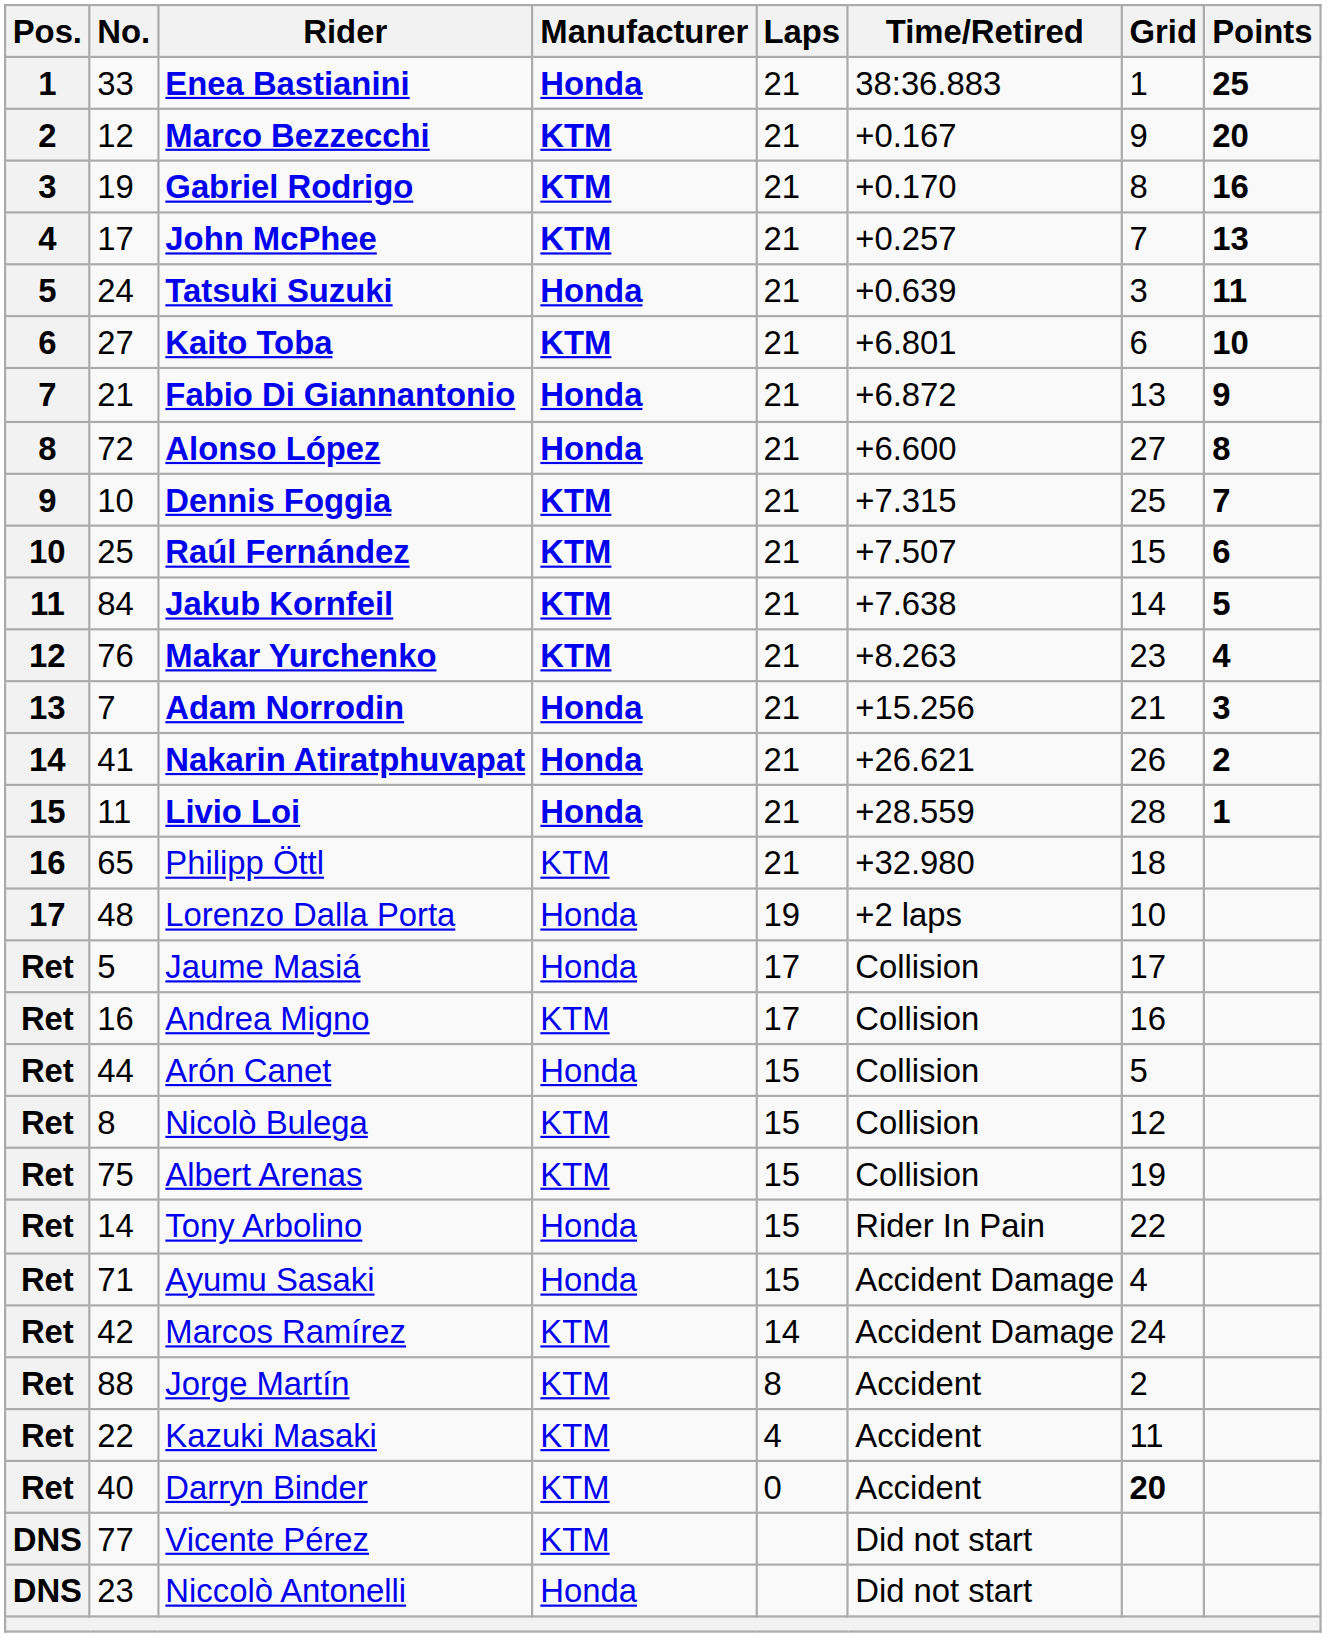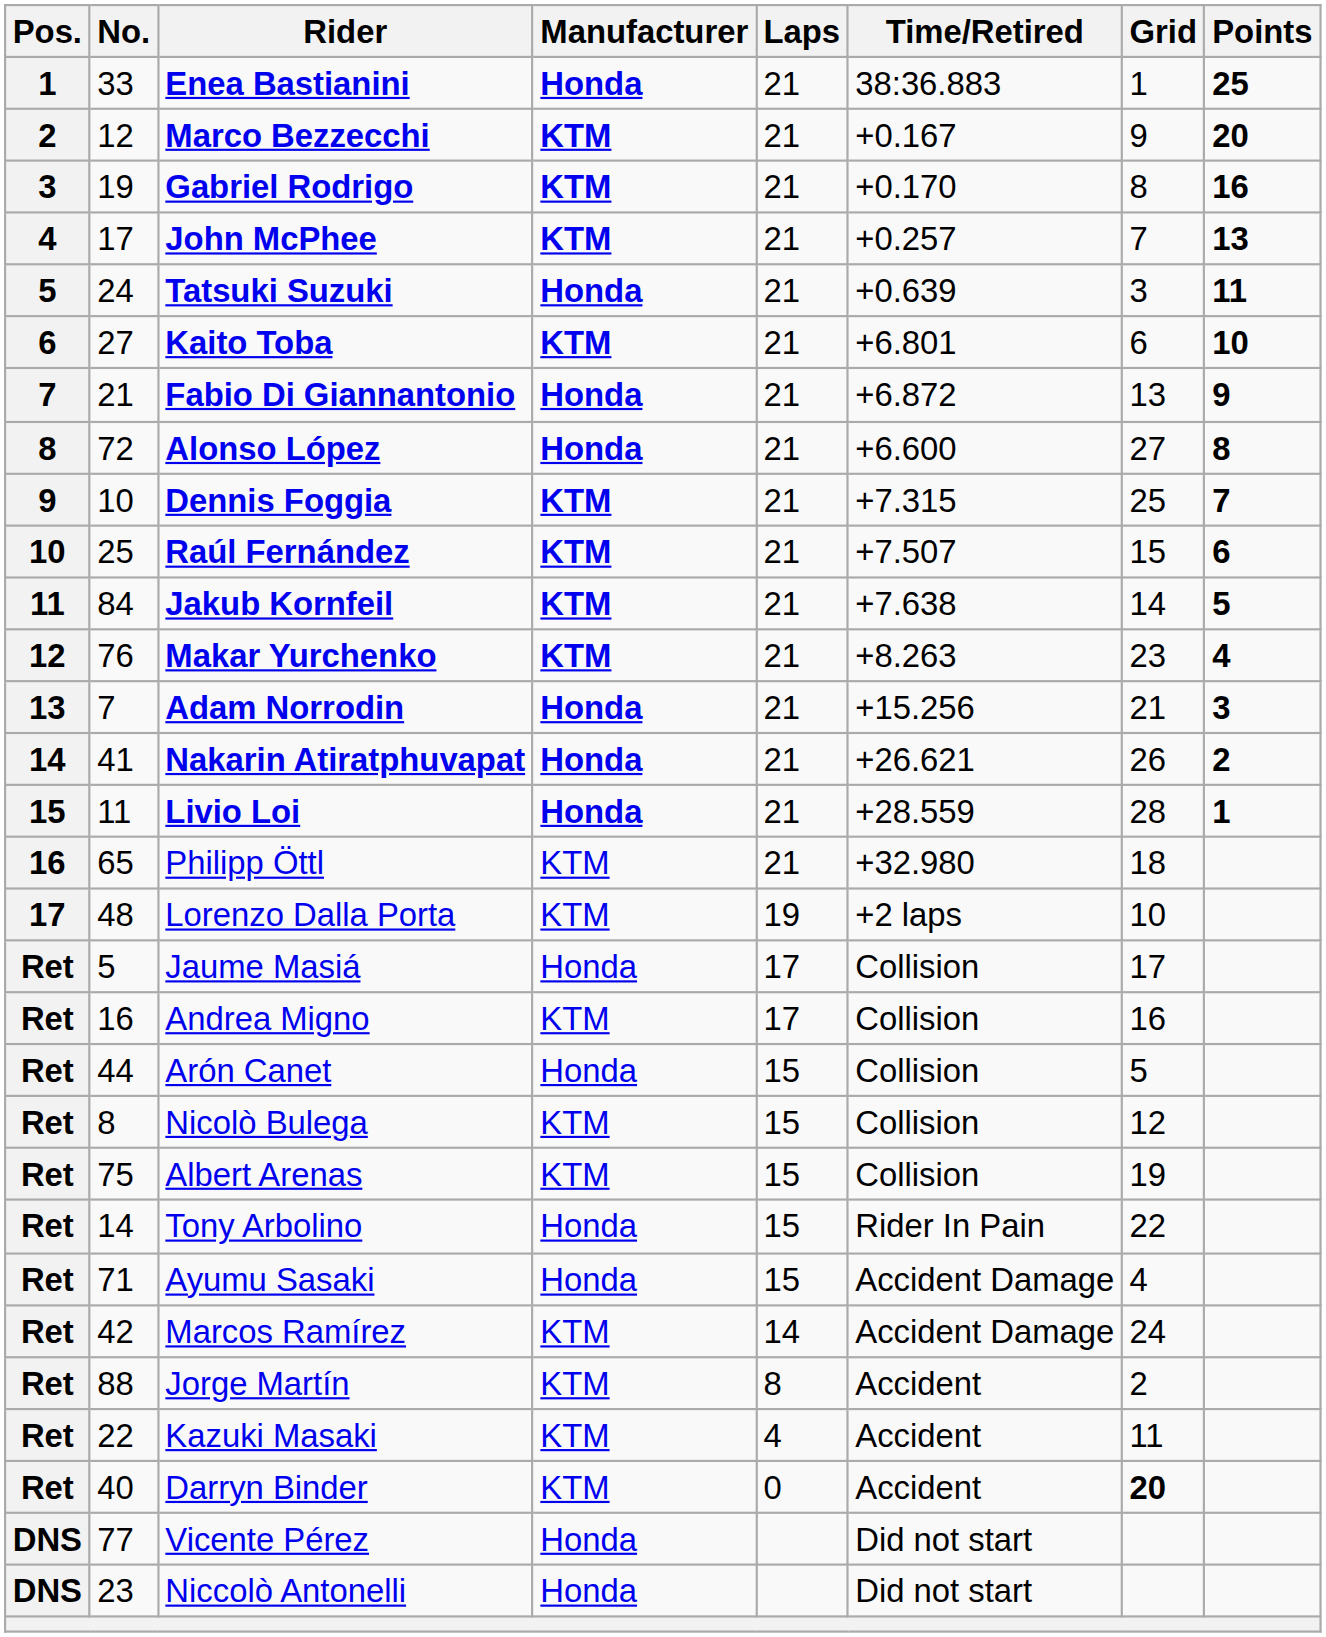(589, 915) Honda -> (575, 915) KTM
(575, 1539) KTM -> (589, 1539) Honda
